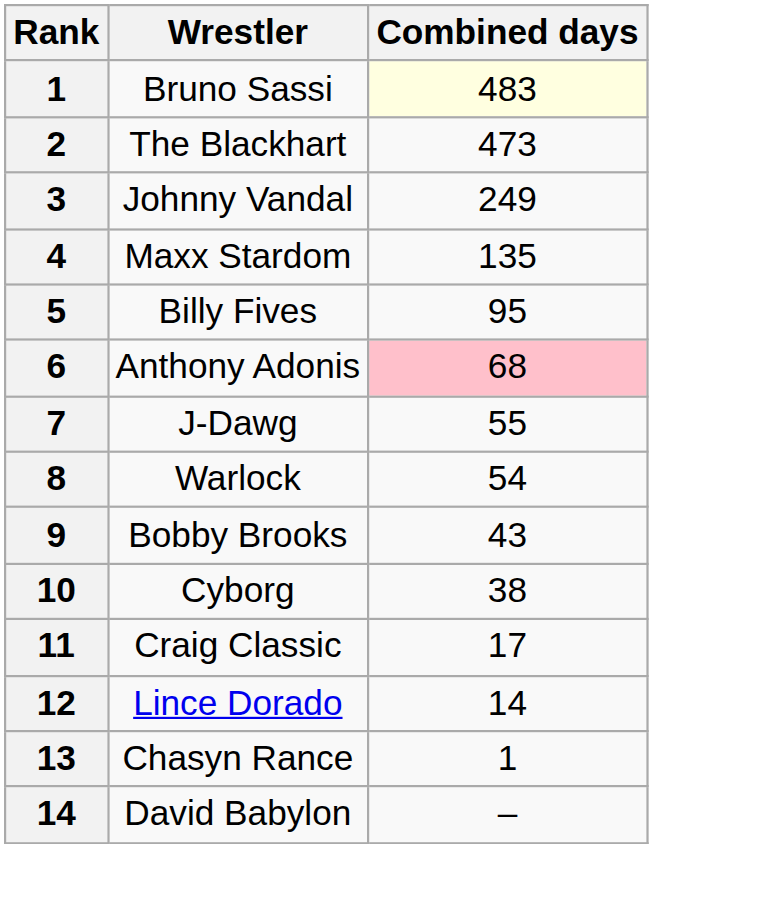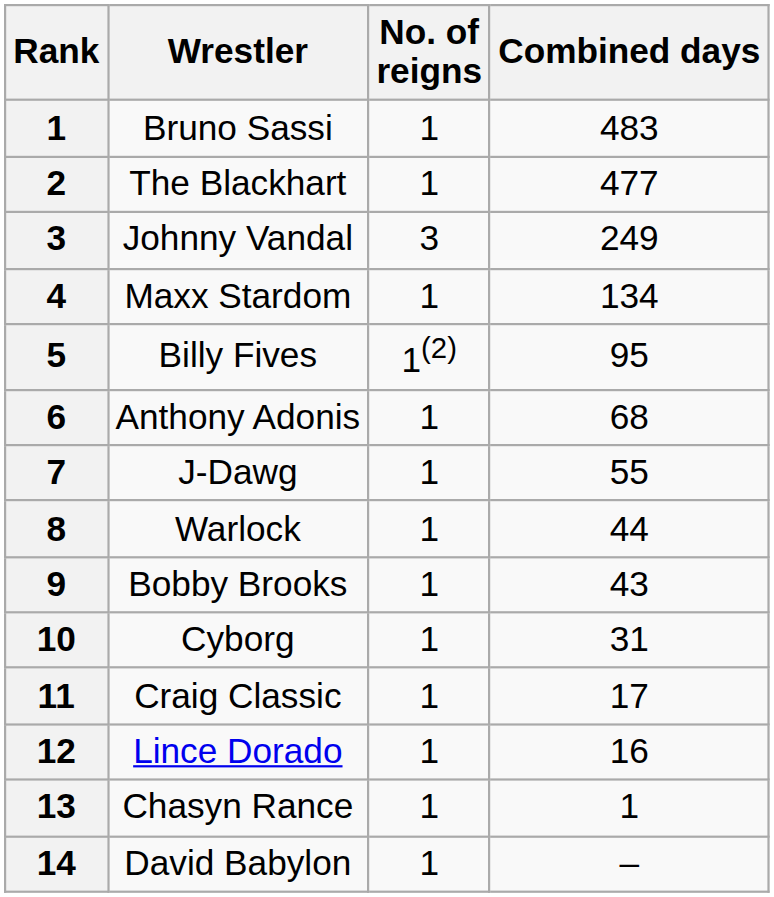+ column: (429, 52)
(507, 88) lightyellow background -> (629, 127) no background
(507, 144) 473 -> (629, 183) 477
(507, 255) 135 -> (629, 295) 134
(507, 367) pink background -> (629, 416) no background
(507, 479) 54 -> (629, 528) 44
(507, 590) 38 -> (629, 639) 31
(507, 702) 14 -> (629, 751) 16
